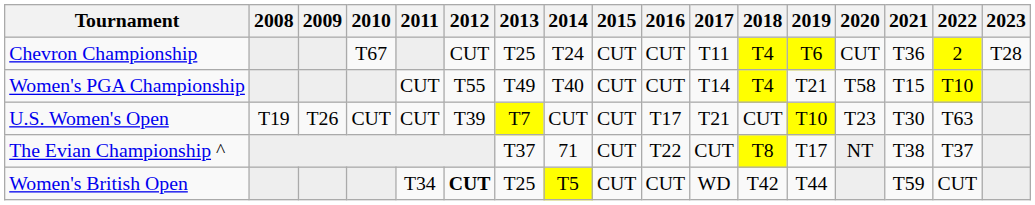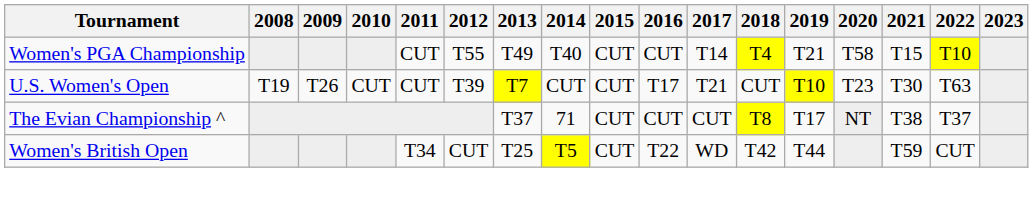- row: (103, 53)
(665, 151) T22 -> (663, 118) CUT
(470, 183) bold -> (468, 151) normal
(665, 183) CUT -> (663, 151) T22
